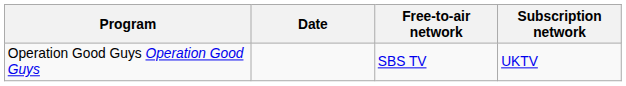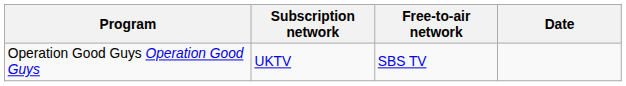columns swapped: (560, 23) <-> (313, 23)
